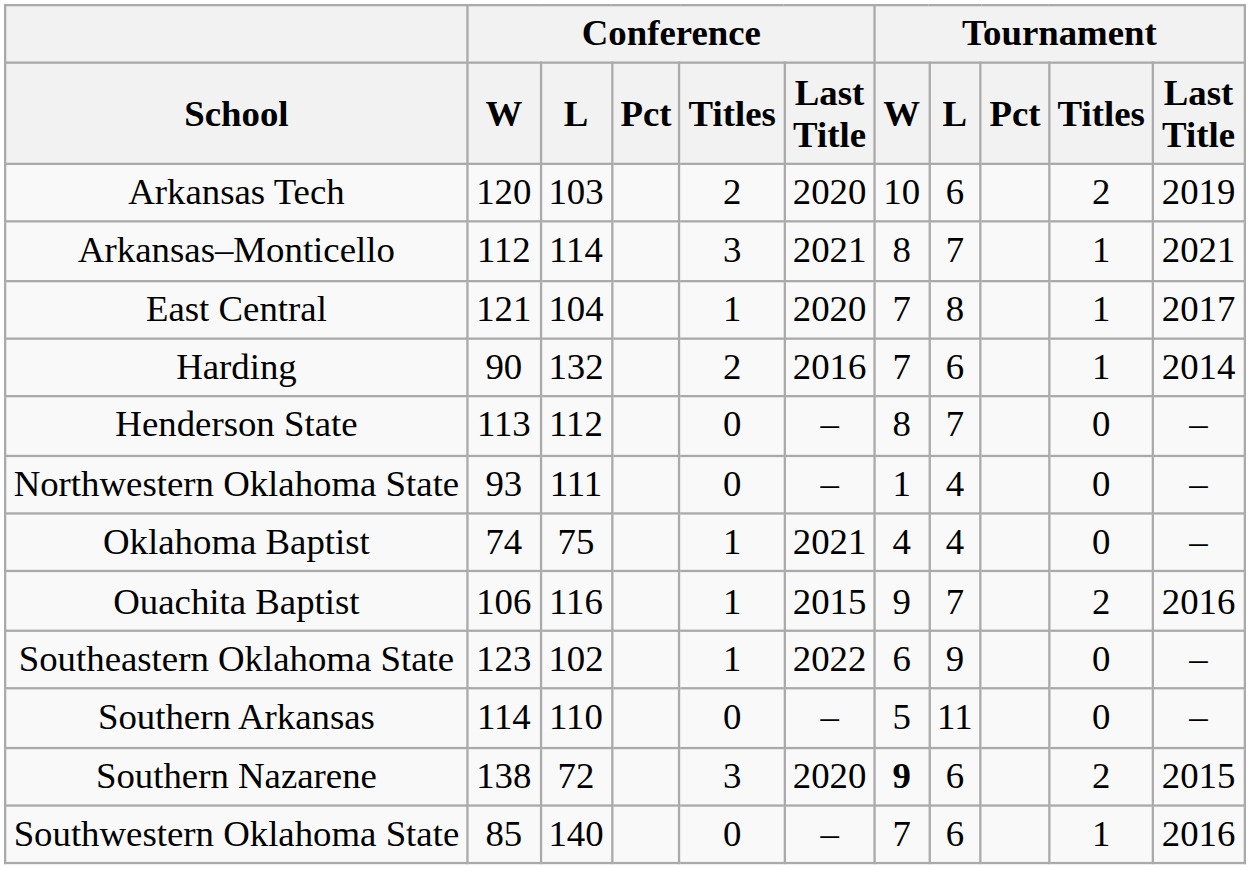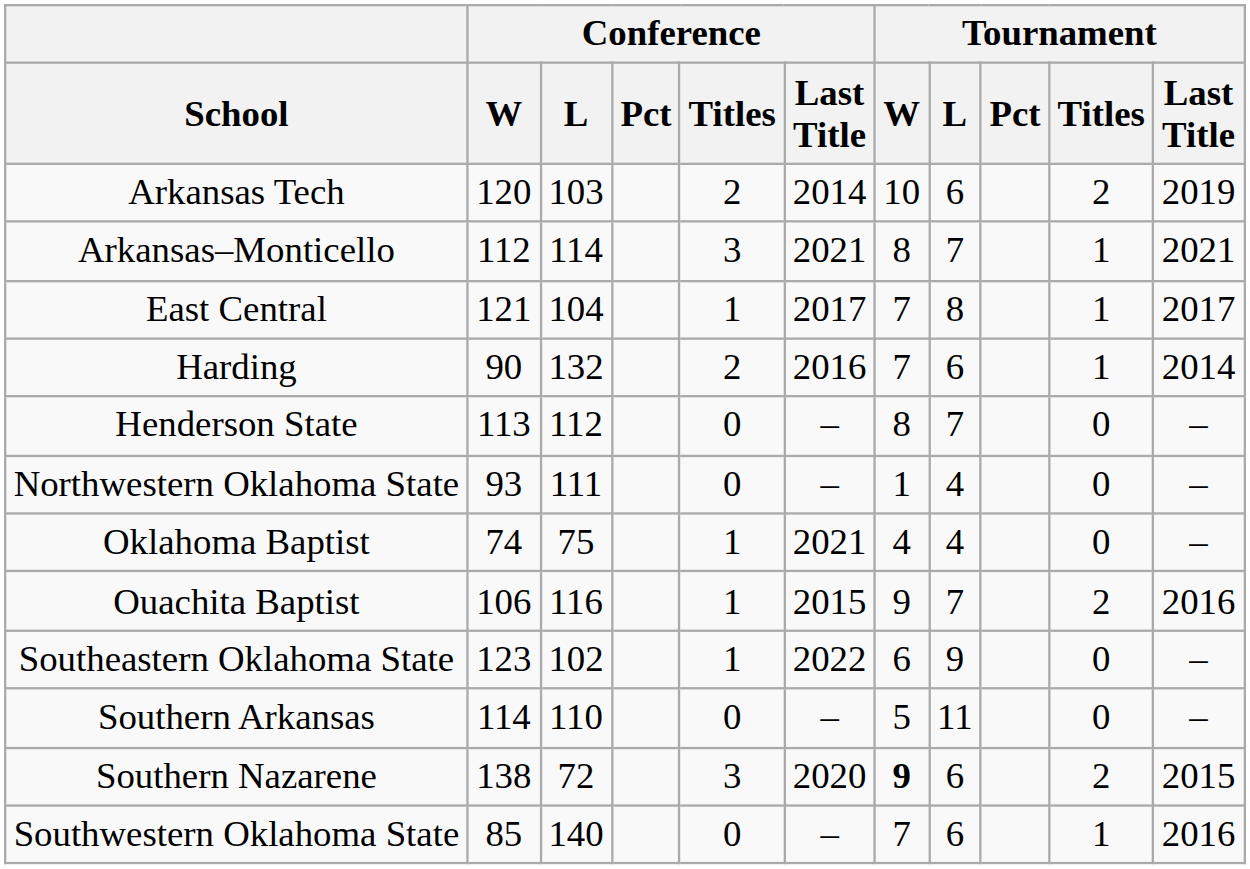(830, 191) 2020 -> (830, 191) 2014
(830, 308) 2020 -> (830, 308) 2017
